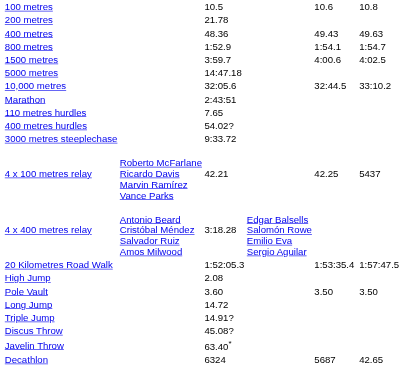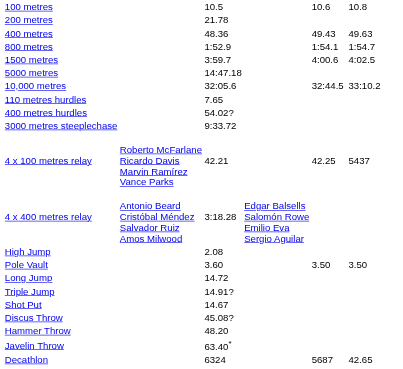- row: (25, 99)
- row: (59, 265)
+ row: (23, 305)
+ row: (38, 331)
